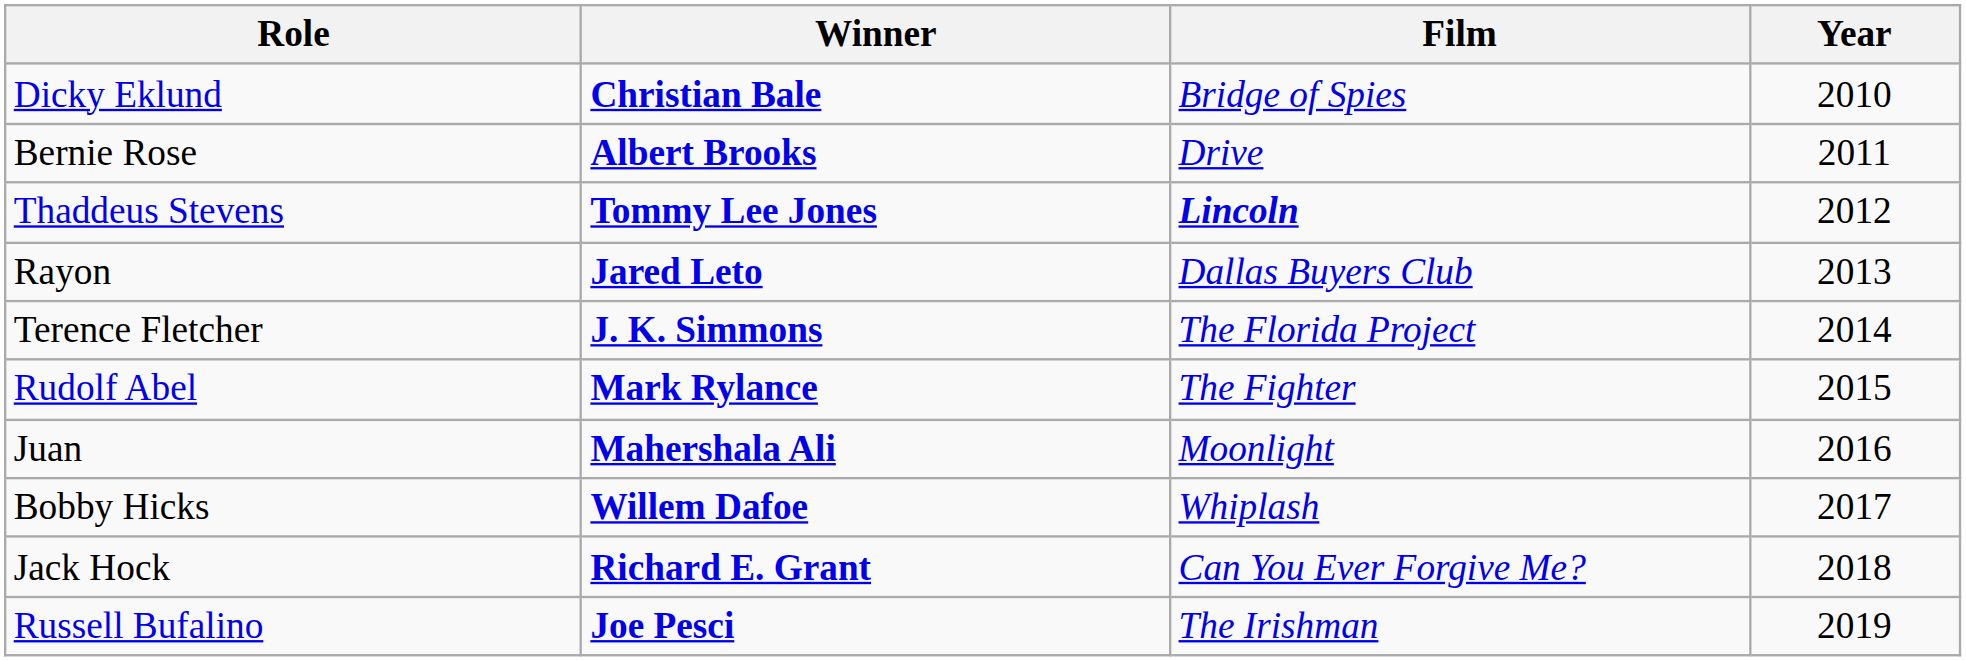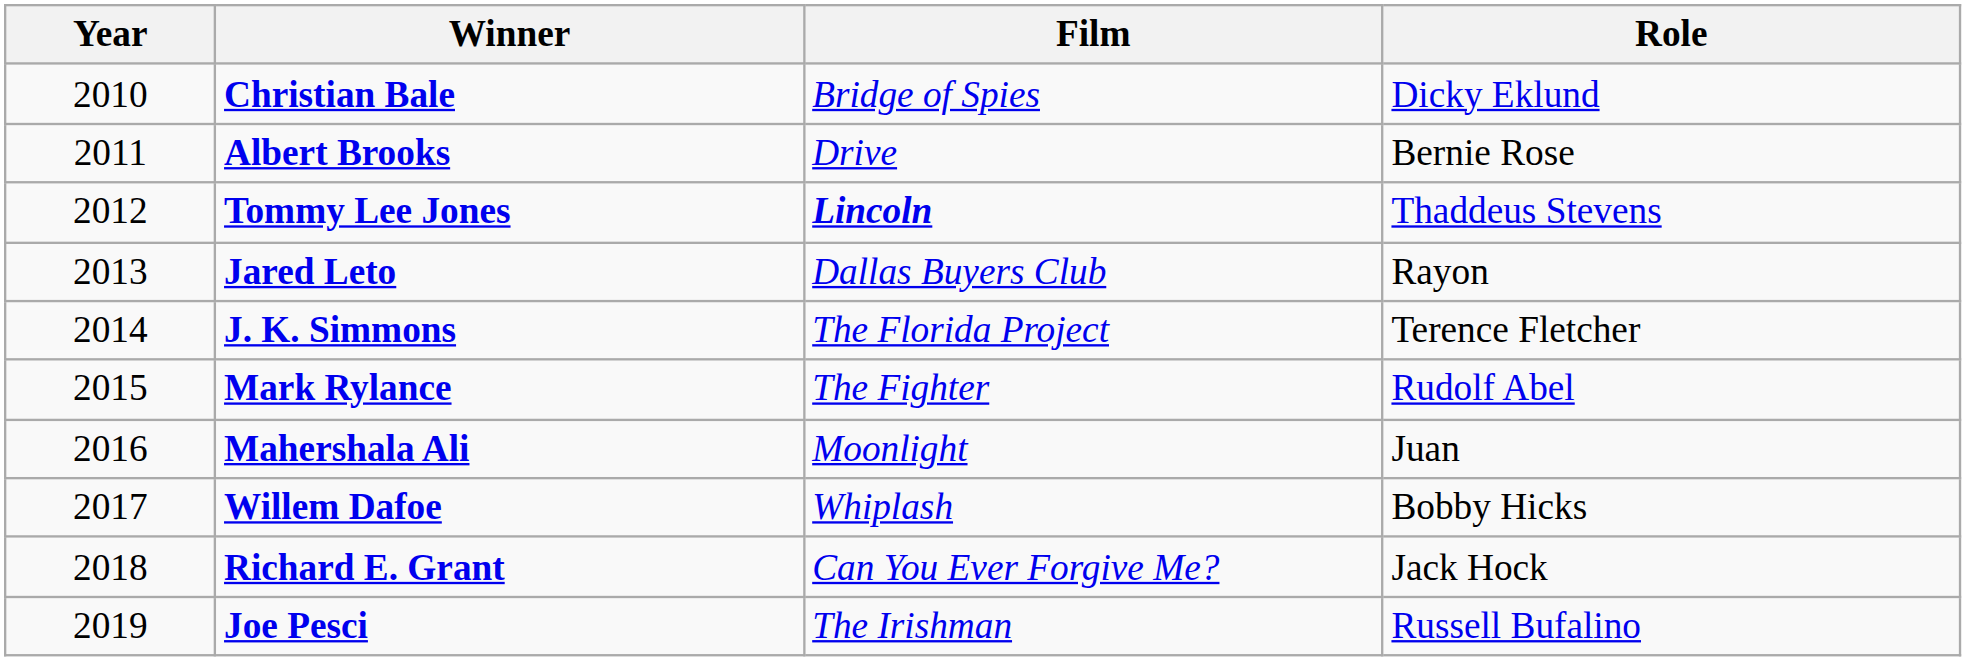columns swapped: (1854, 34) <-> (293, 34)
